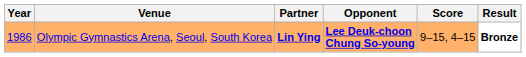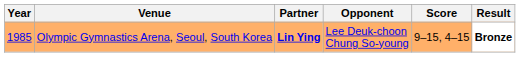(19, 37) 1986 -> (19, 37) 1985
(370, 37) bold -> (367, 37) normal
